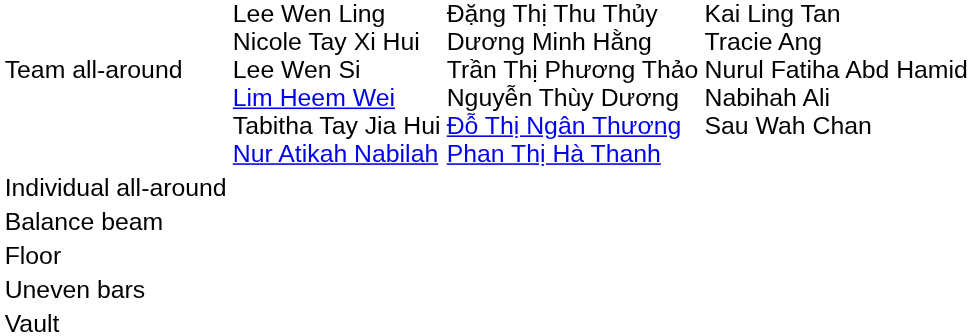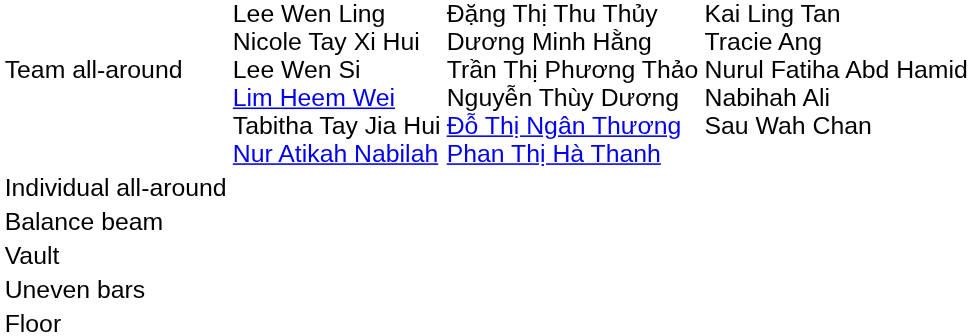rows swapped: (33, 256) <-> (32, 324)
